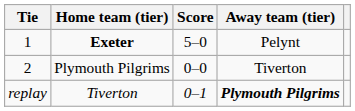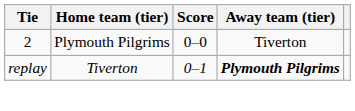- row: (112, 42)
